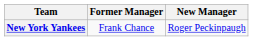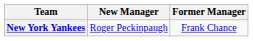columns swapped: (126, 12) <-> (207, 12)
